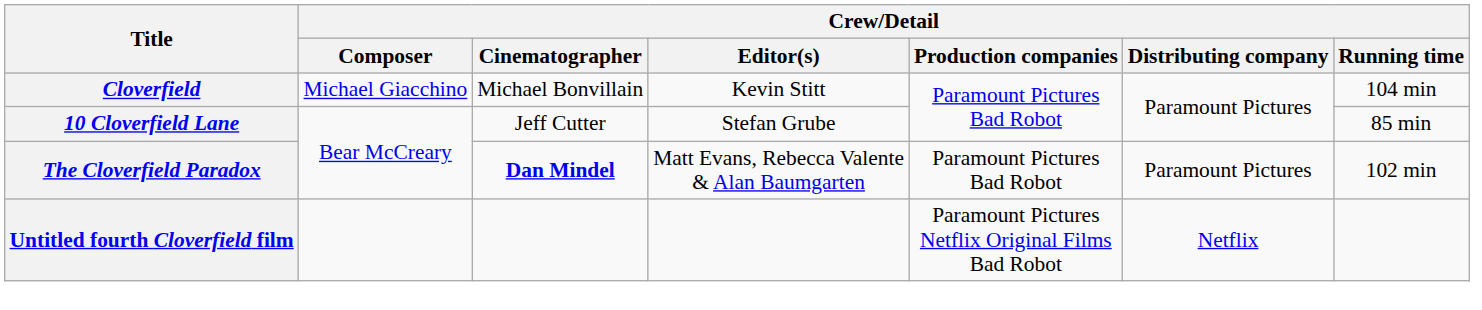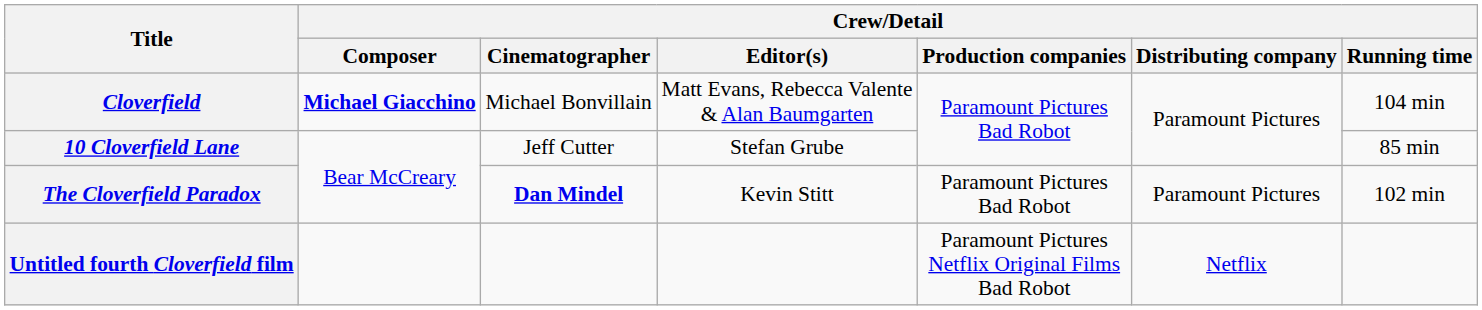(385, 89) normal -> (390, 101) bold
(779, 89) Kevin Stitt -> (787, 101) Matt Evans, Rebecca Valente & Alan Baumgarten
(779, 169) Matt Evans, Rebecca Valente & Alan Baumgarten -> (787, 193) Kevin Stitt
